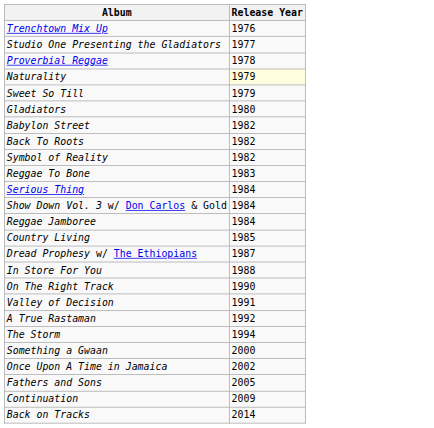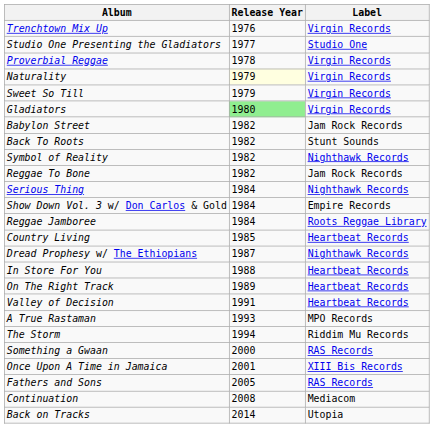+ column: (367, 12)
(243, 109) no background -> (243, 109) lightgreen background
(243, 173) 1983 -> (243, 173) 1982
(243, 286) 1990 -> (243, 286) 1989
(243, 318) 1992 -> (243, 318) 1993
(243, 367) 2002 -> (243, 367) 2001
(243, 399) 2009 -> (243, 399) 2008
